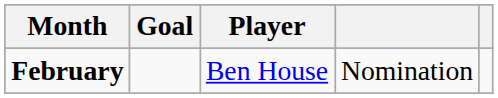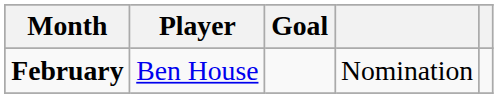columns swapped: (267, 26) <-> (165, 26)
